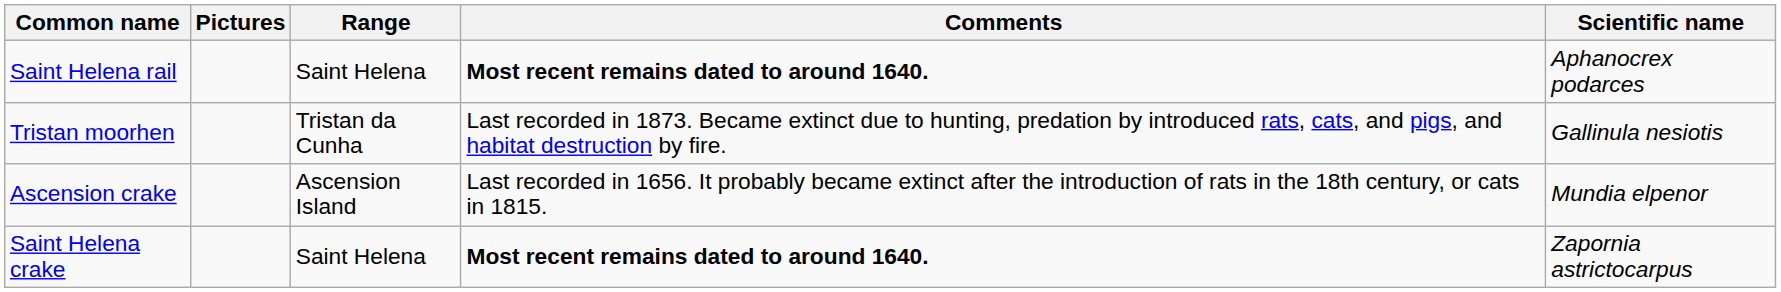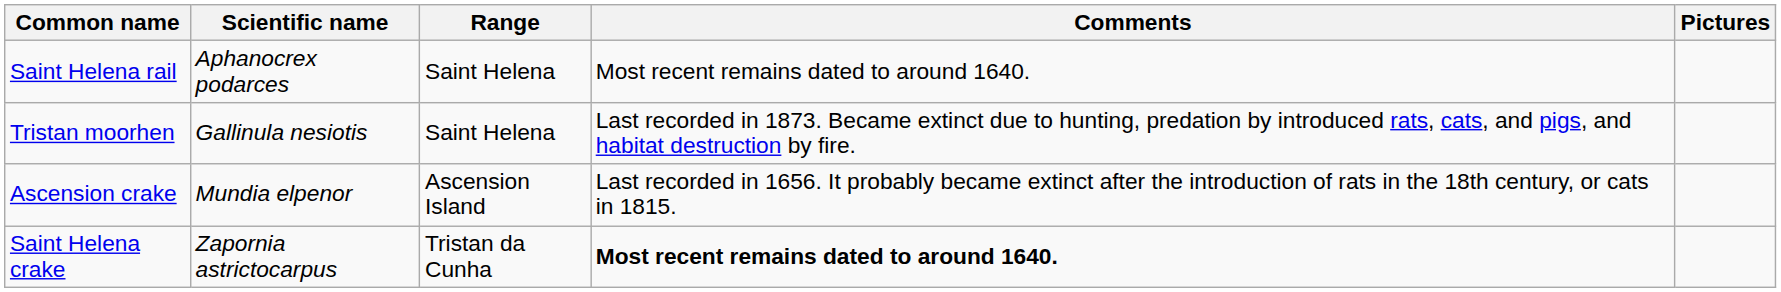columns swapped: (1661, 22) <-> (240, 22)
(698, 71) bold -> (813, 71) normal
(346, 132) Tristan da Cunha -> (490, 132) Saint Helena
(361, 256) Saint Helena -> (475, 256) Tristan da Cunha
